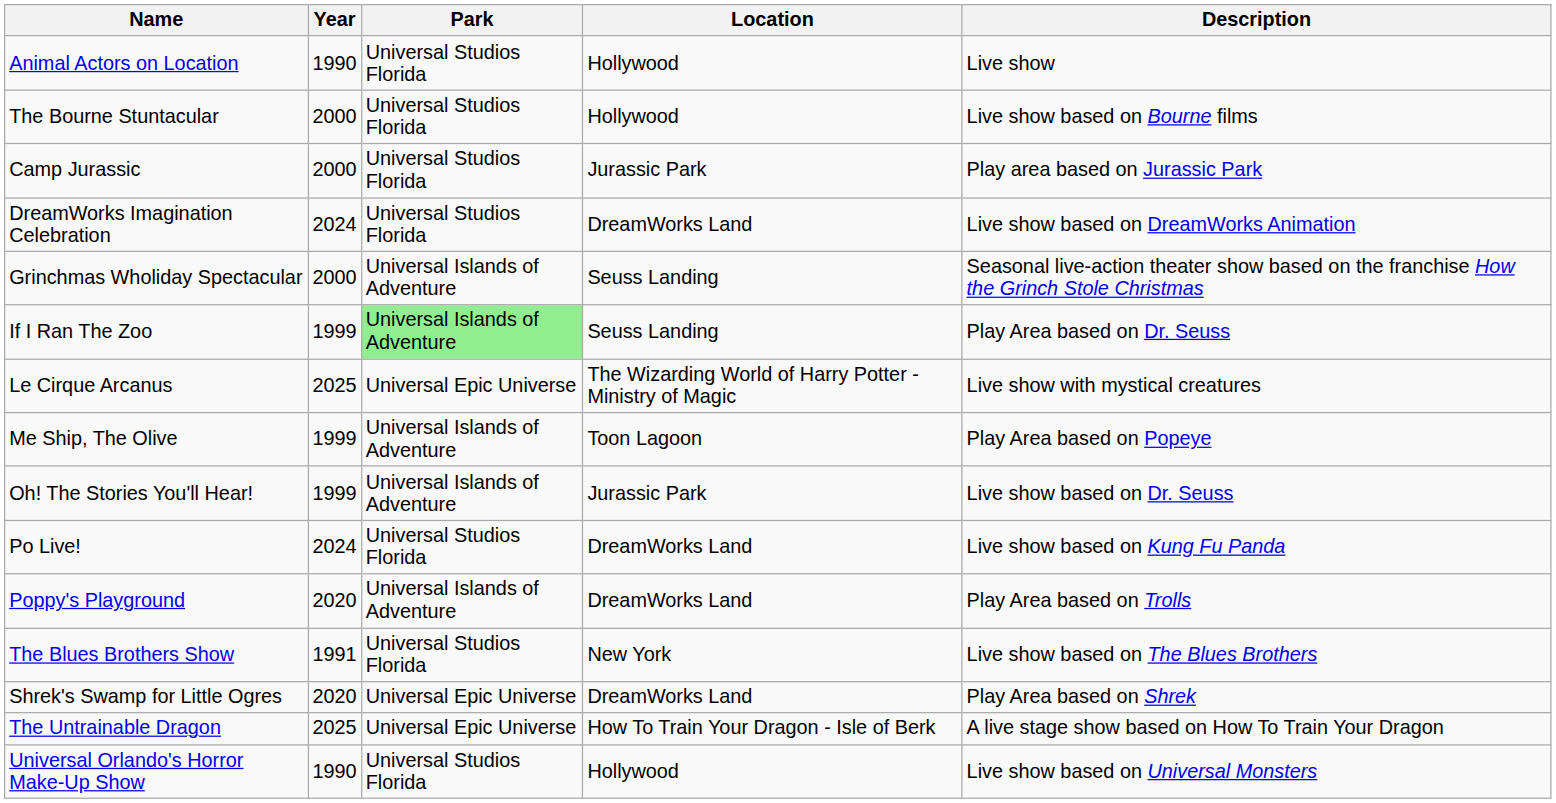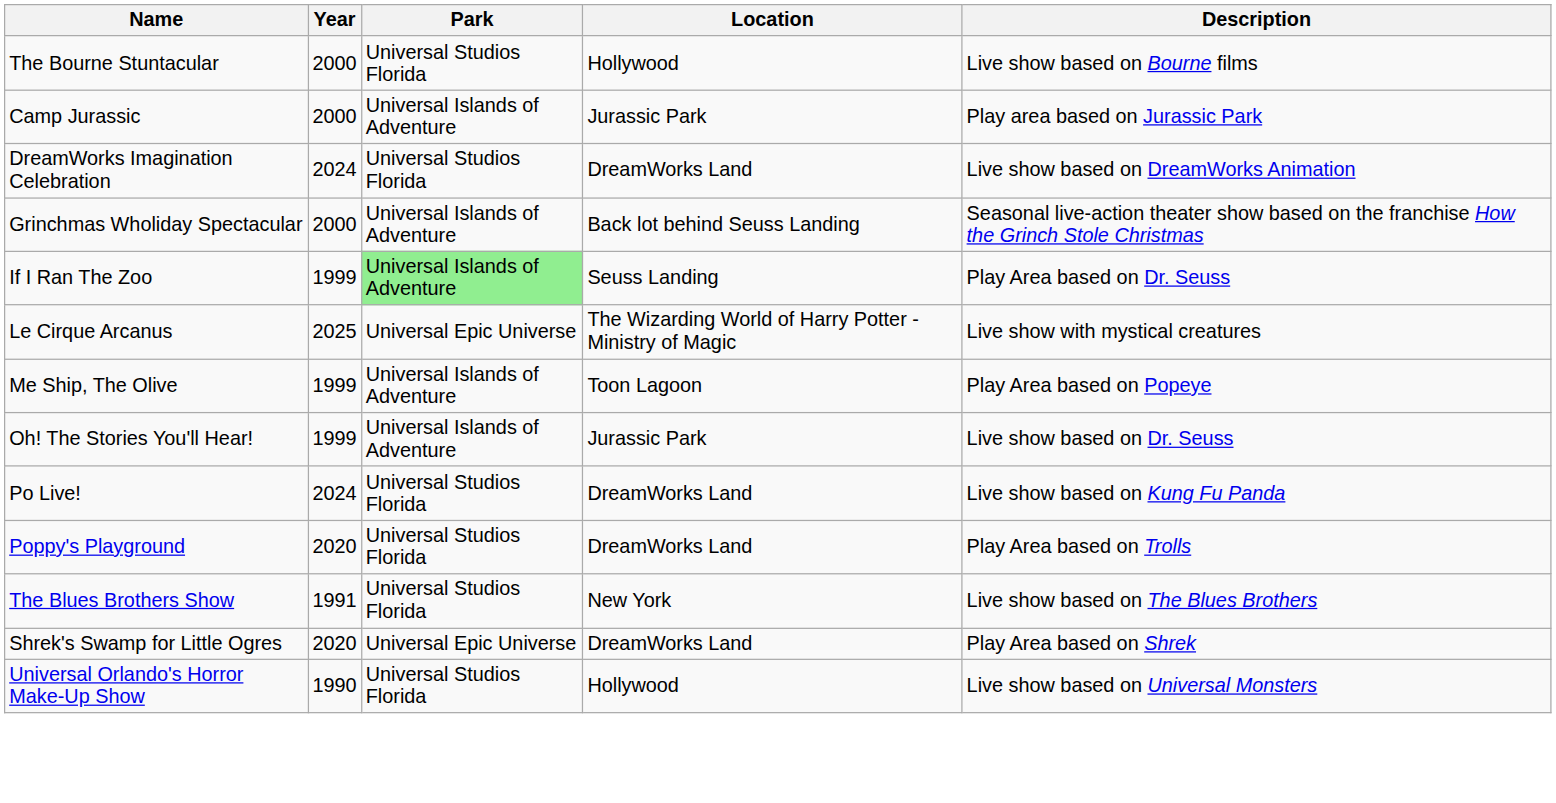- row: (124, 62)
(443, 170) Universal Studios Florida -> (452, 116) Universal Islands of Adventure
(653, 277) Seuss Landing -> (724, 224) Back lot behind Seuss Landing
(452, 600) Universal Islands of Adventure -> (443, 546) Universal Studios Florida
- row: (115, 728)
